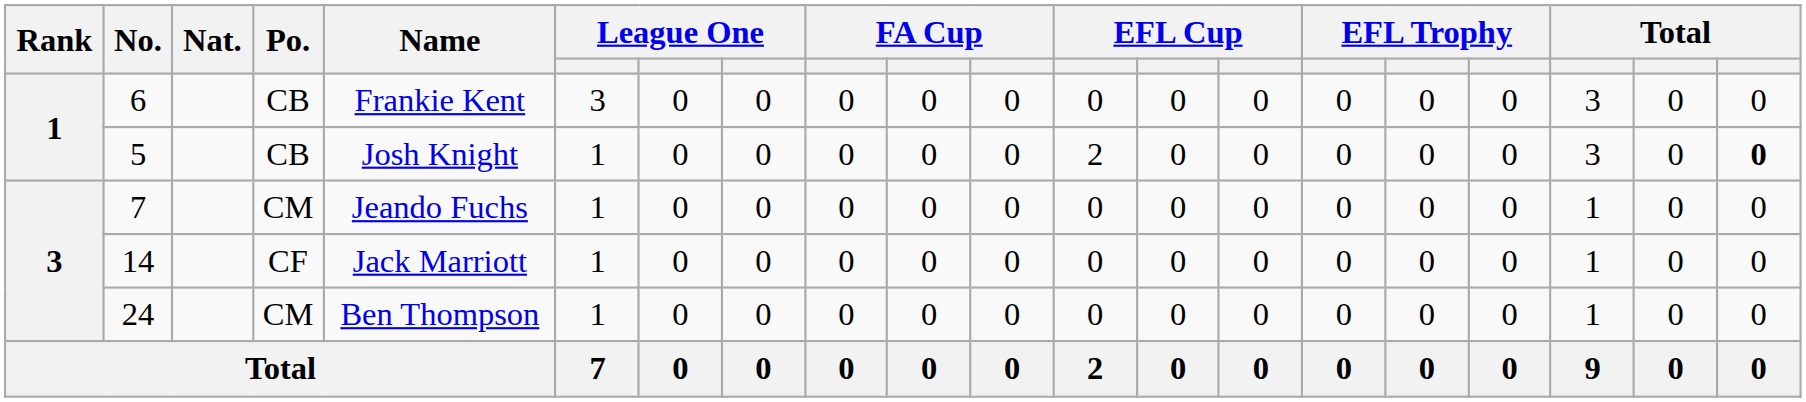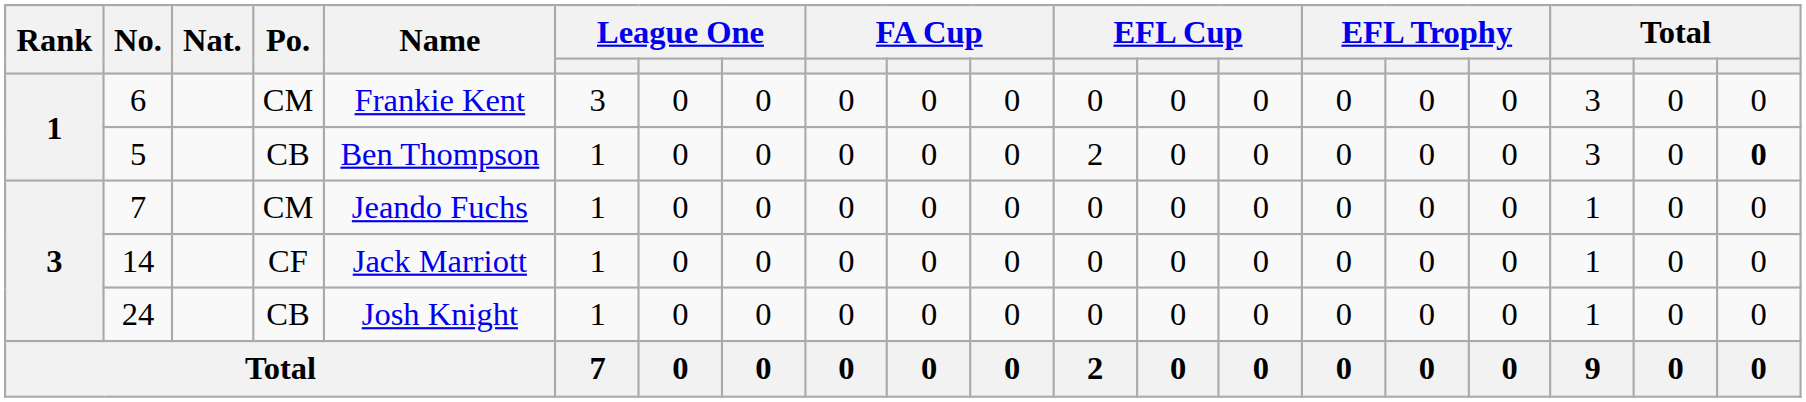(288, 100) CB -> (288, 100) CM
(440, 153) Josh Knight -> (440, 153) Ben Thompson
(288, 314) CM -> (288, 314) CB
(440, 314) Ben Thompson -> (440, 314) Josh Knight
